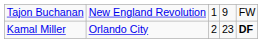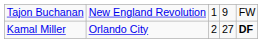(228, 30) 23 -> (228, 30) 27
